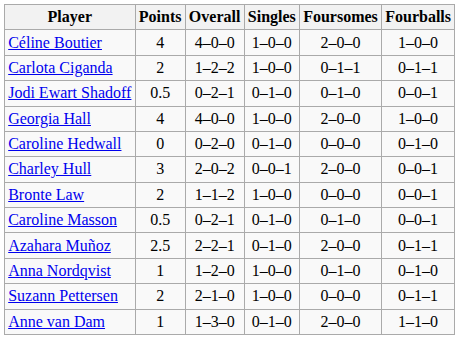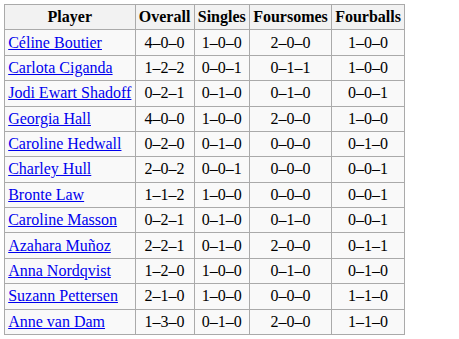- column: (160, 17)
(272, 67) 1–0–0 -> (222, 67) 0–0–1
(418, 67) 0–1–1 -> (368, 67) 1–0–0
(340, 169) 2–0–0 -> (290, 169) 0–0–0
(418, 296) 0–1–1 -> (368, 296) 1–1–0
